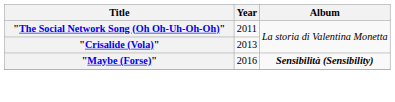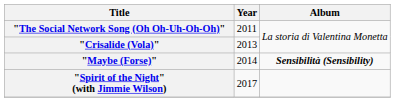(247, 61) 2016 -> (247, 61) 2014
+ row: (119, 83)
